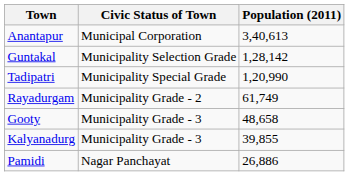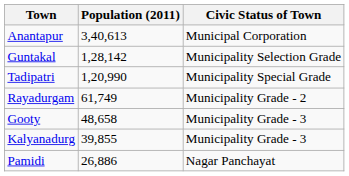columns swapped: (159, 14) <-> (292, 14)
